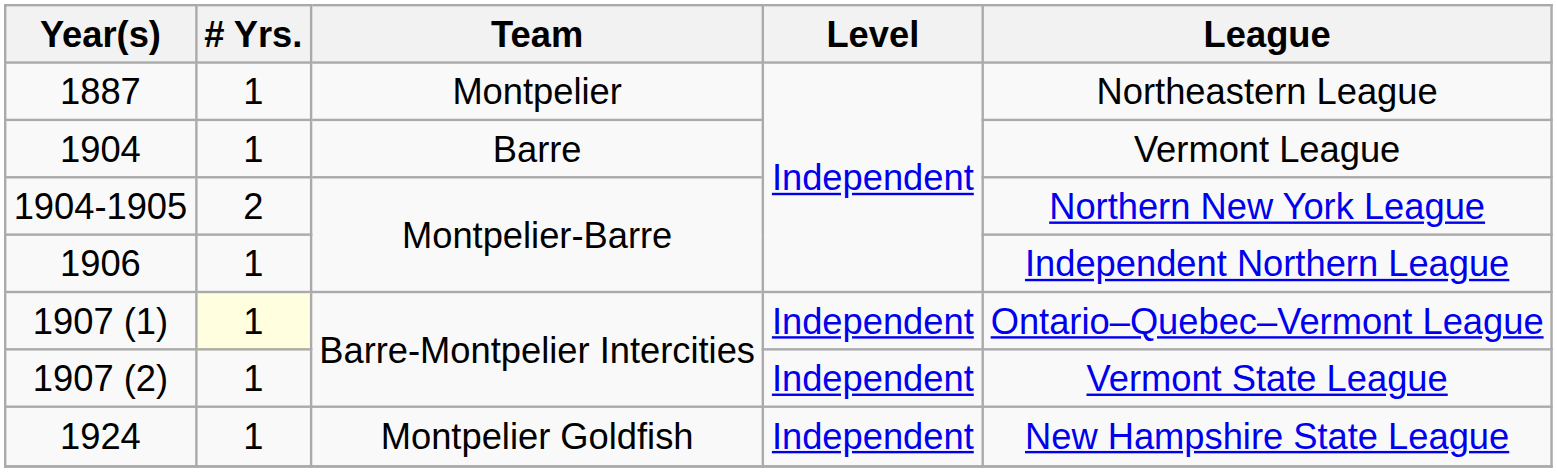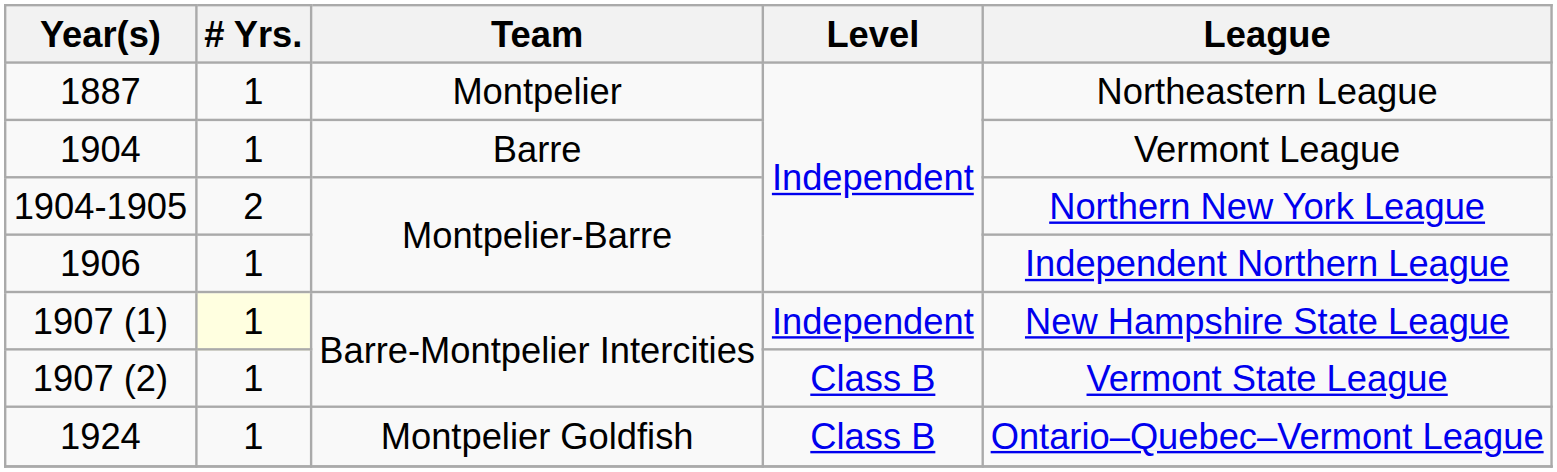(1267, 322) Ontario–Quebec–Vermont League -> (1267, 322) New Hampshire State League
(873, 379) Independent -> (873, 379) Class B
(873, 437) Independent -> (873, 437) Class B
(1267, 437) New Hampshire State League -> (1267, 437) Ontario–Quebec–Vermont League
